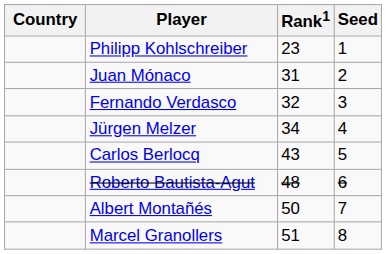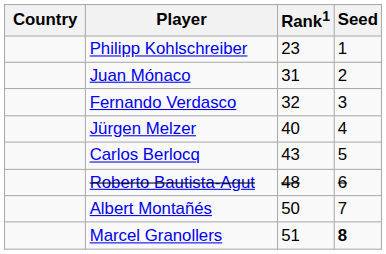(290, 128) 34 -> (290, 128) 40
(342, 235) normal -> (342, 235) bold
